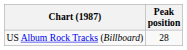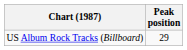(164, 38) 28 -> (164, 38) 29
